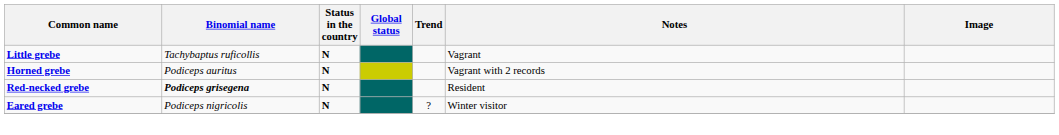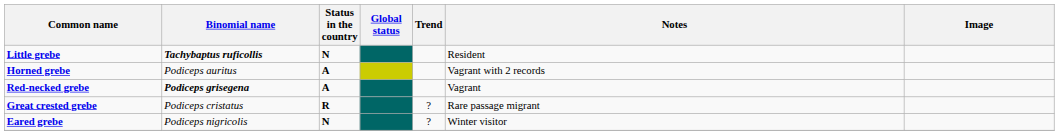(212, 54) normal -> (213, 54) bold
(464, 54) Vagrant -> (466, 54) Resident
(326, 71) N -> (326, 71) A
(326, 88) N -> (326, 88) A
(466, 88) Resident -> (464, 88) Vagrant
+ row: (52, 105)
